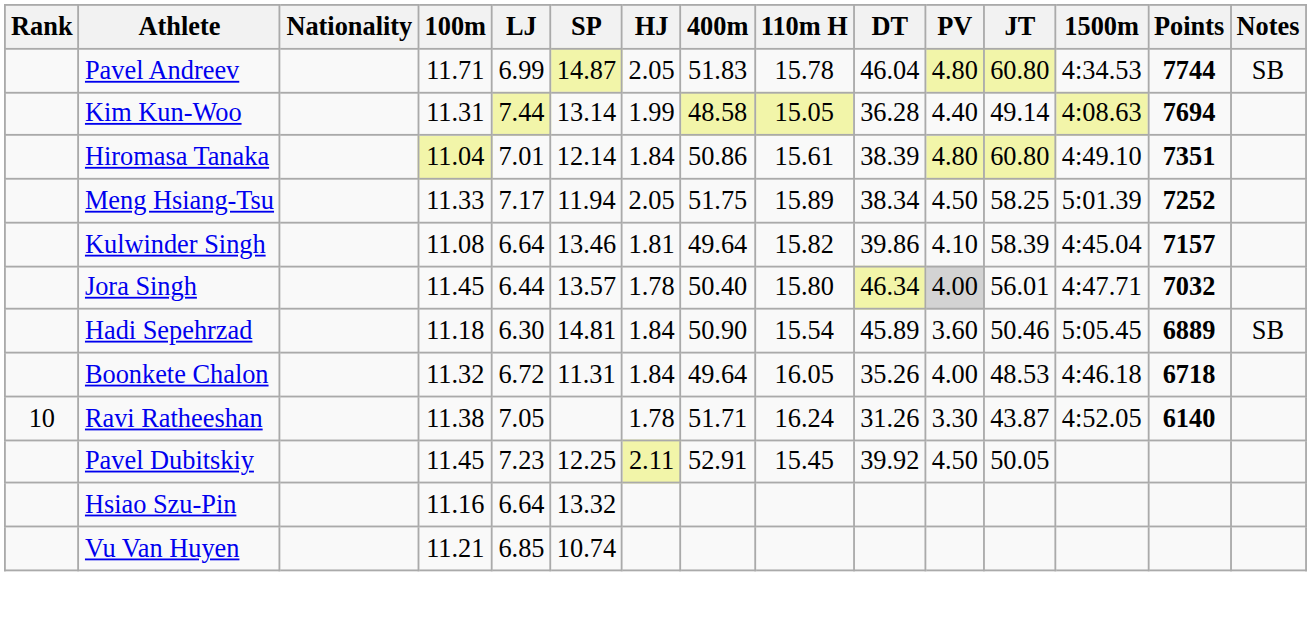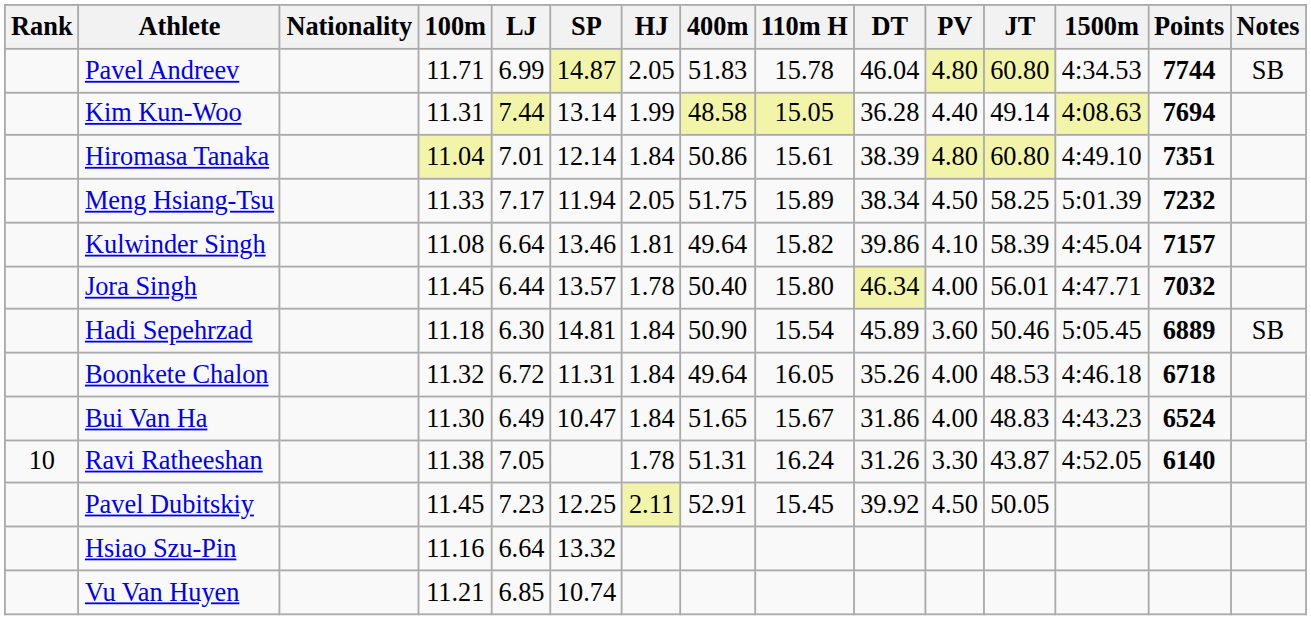(1189, 200) 7252 -> (1189, 200) 7232
(955, 287) lightgrey background -> (955, 287) no background
+ row: (146, 417)
(718, 417) 51.71 -> (718, 461) 51.31
